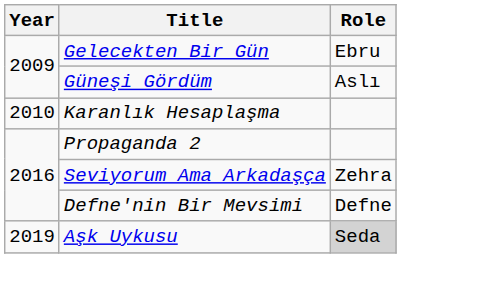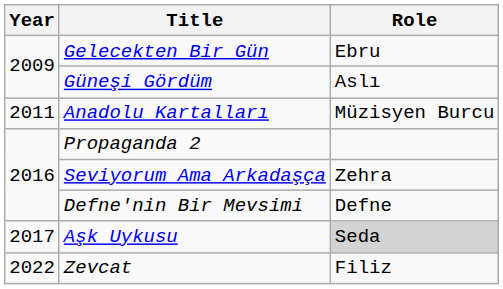- row: (172, 113)
+ row: (166, 113)
(32, 237) 2019 -> (32, 237) 2017
+ row: (98, 268)
